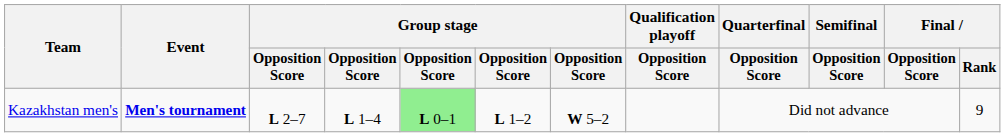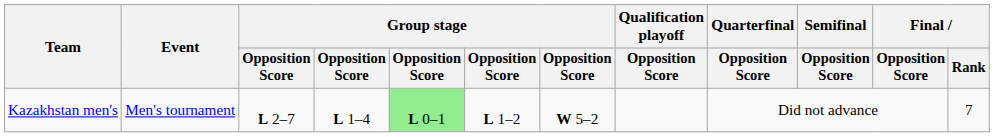(186, 110) bold -> (180, 110) normal
(980, 110) 9 -> (969, 110) 7
